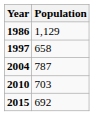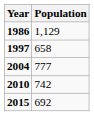(43, 66) 787 -> (43, 66) 777
(43, 84) 703 -> (43, 84) 742
